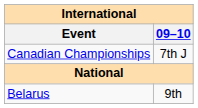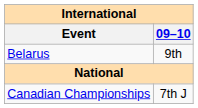rows swapped: (28, 93) <-> (79, 53)
